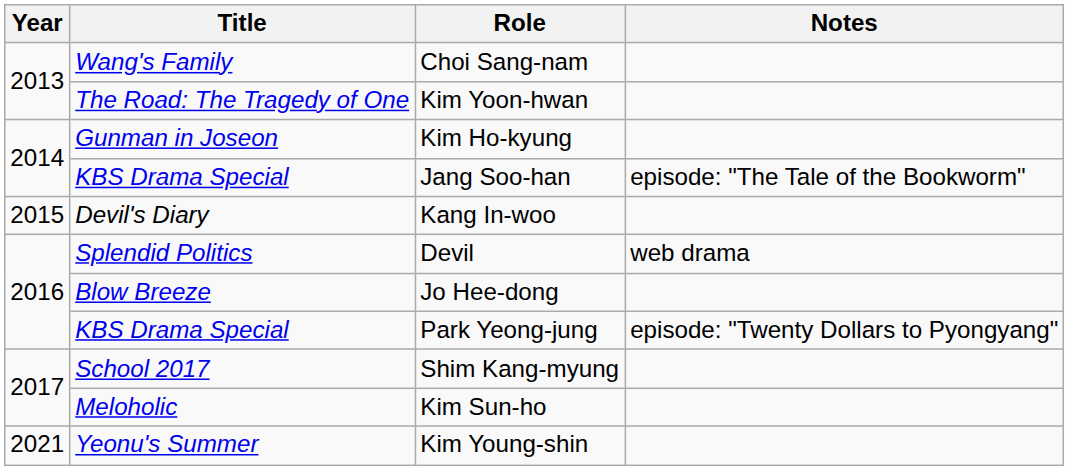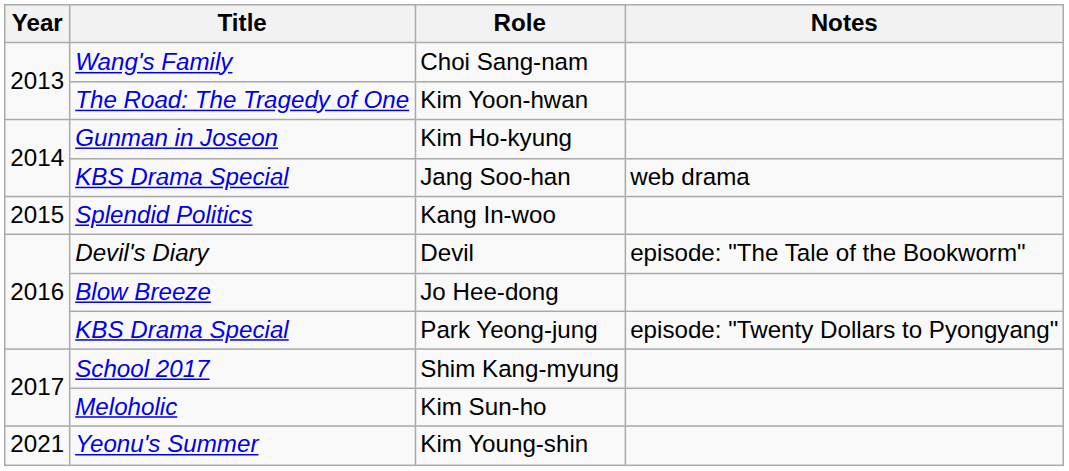(828, 176) episode: "The Tale of the Bookworm" -> (690, 176) web drama
(142, 215) Devil's Diary -> (164, 215) Splendid Politics
(164, 253) Splendid Politics -> (142, 253) Devil's Diary
(690, 253) web drama -> (828, 253) episode: "The Tale of the Bookworm"
